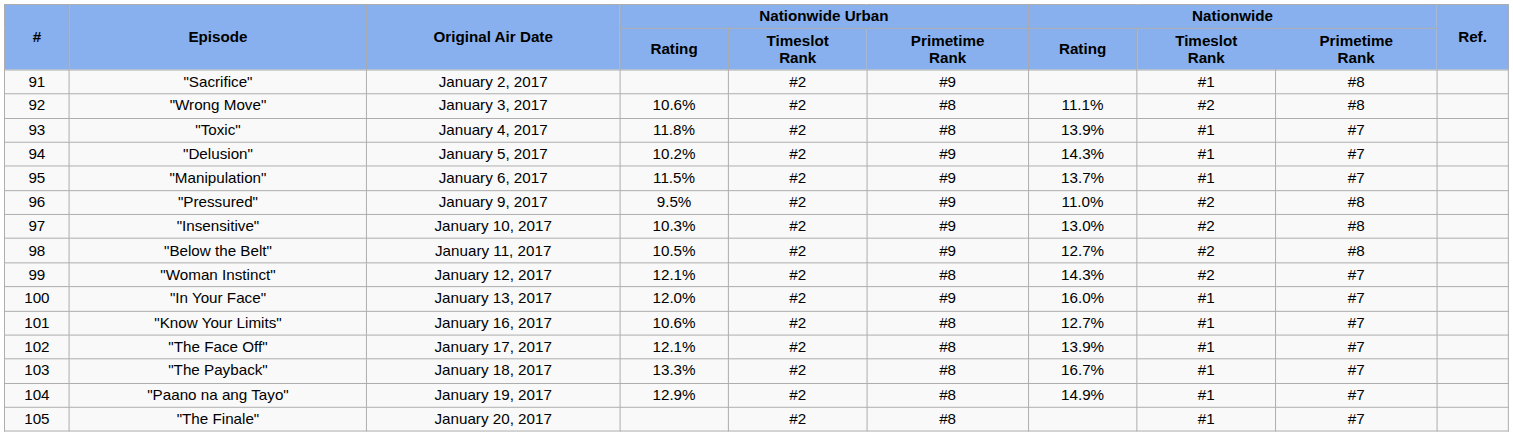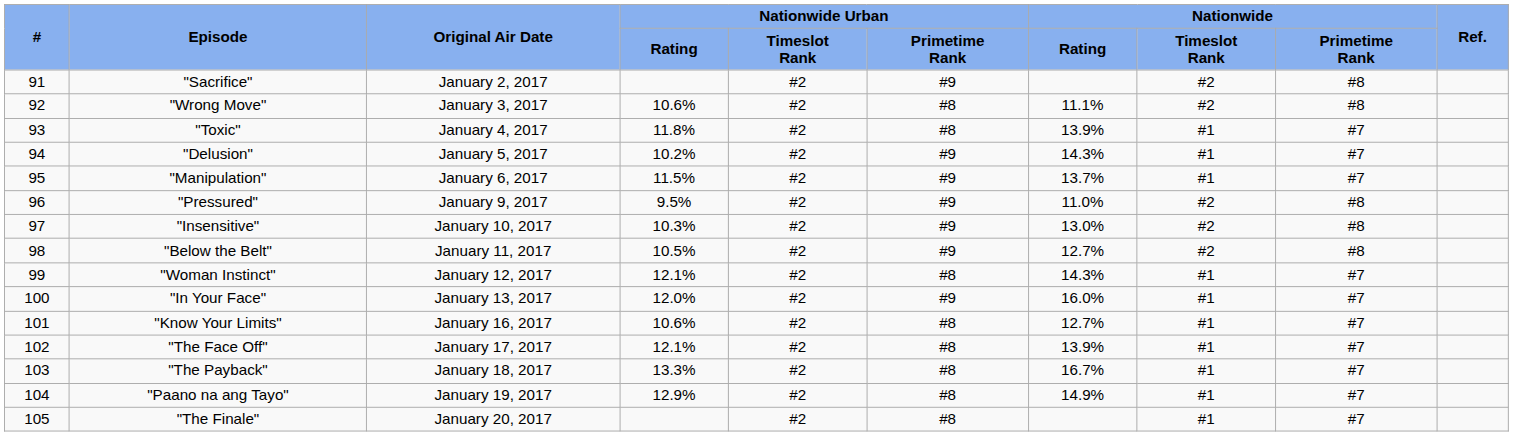(1206, 81) #1 -> (1206, 81) #2
(1206, 274) #2 -> (1206, 274) #1
